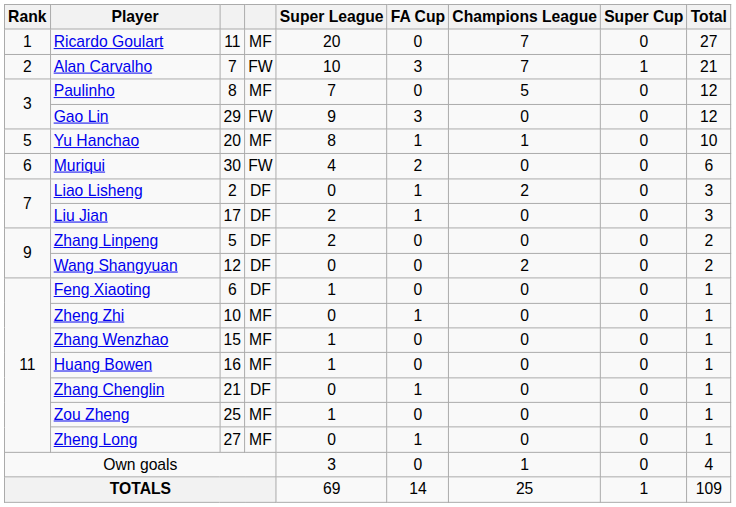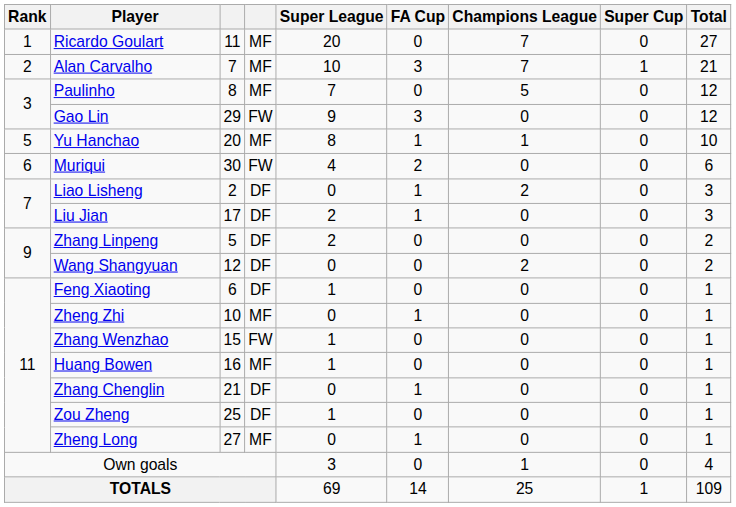(260, 66) FW -> (260, 66) MF
(260, 340) MF -> (260, 340) FW
(260, 414) MF -> (260, 414) DF
